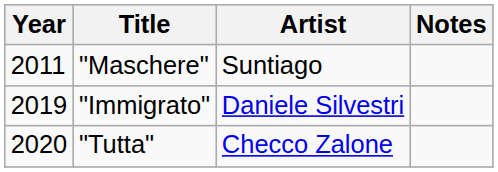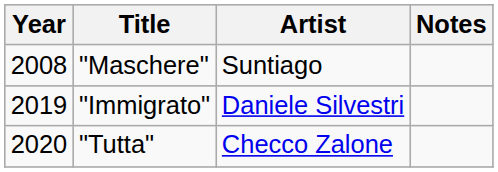(38, 65) 2011 -> (39, 65) 2008
